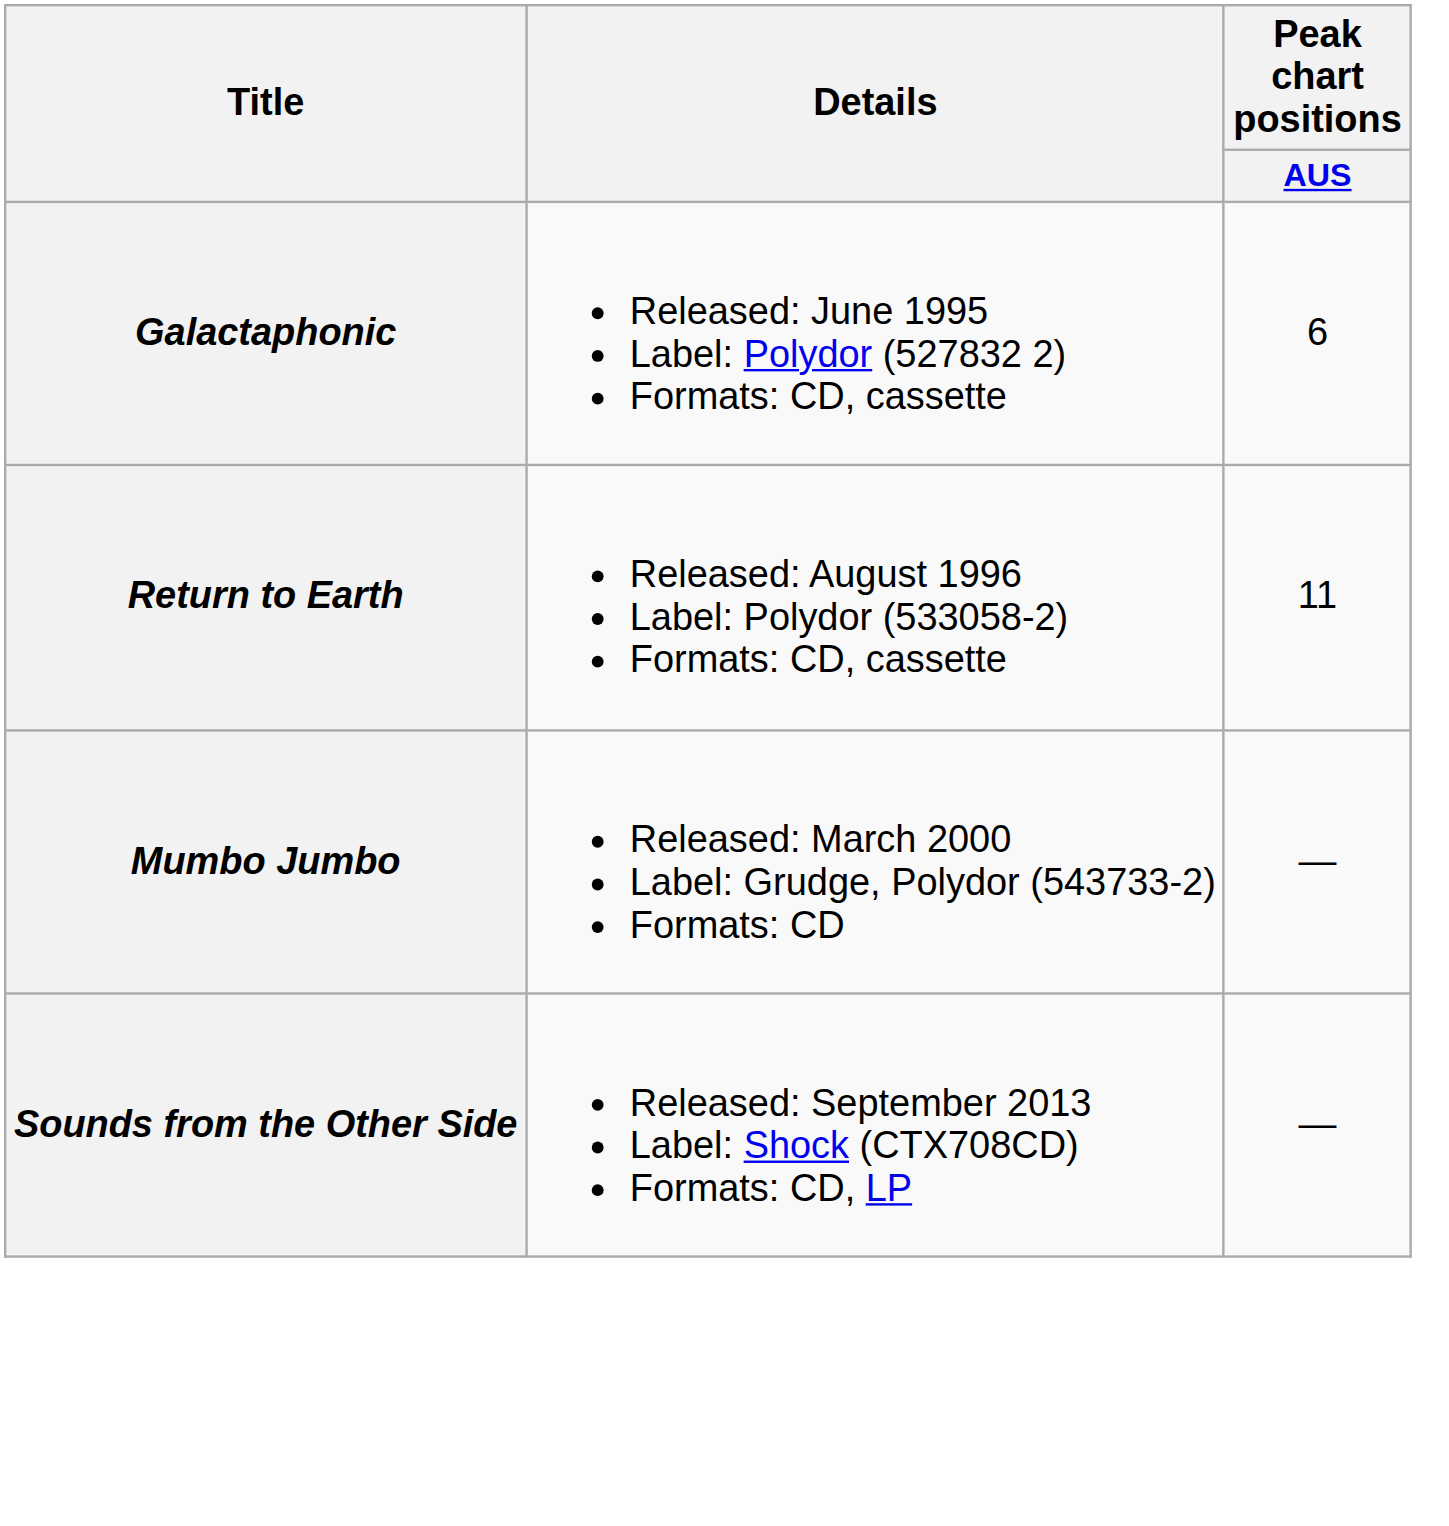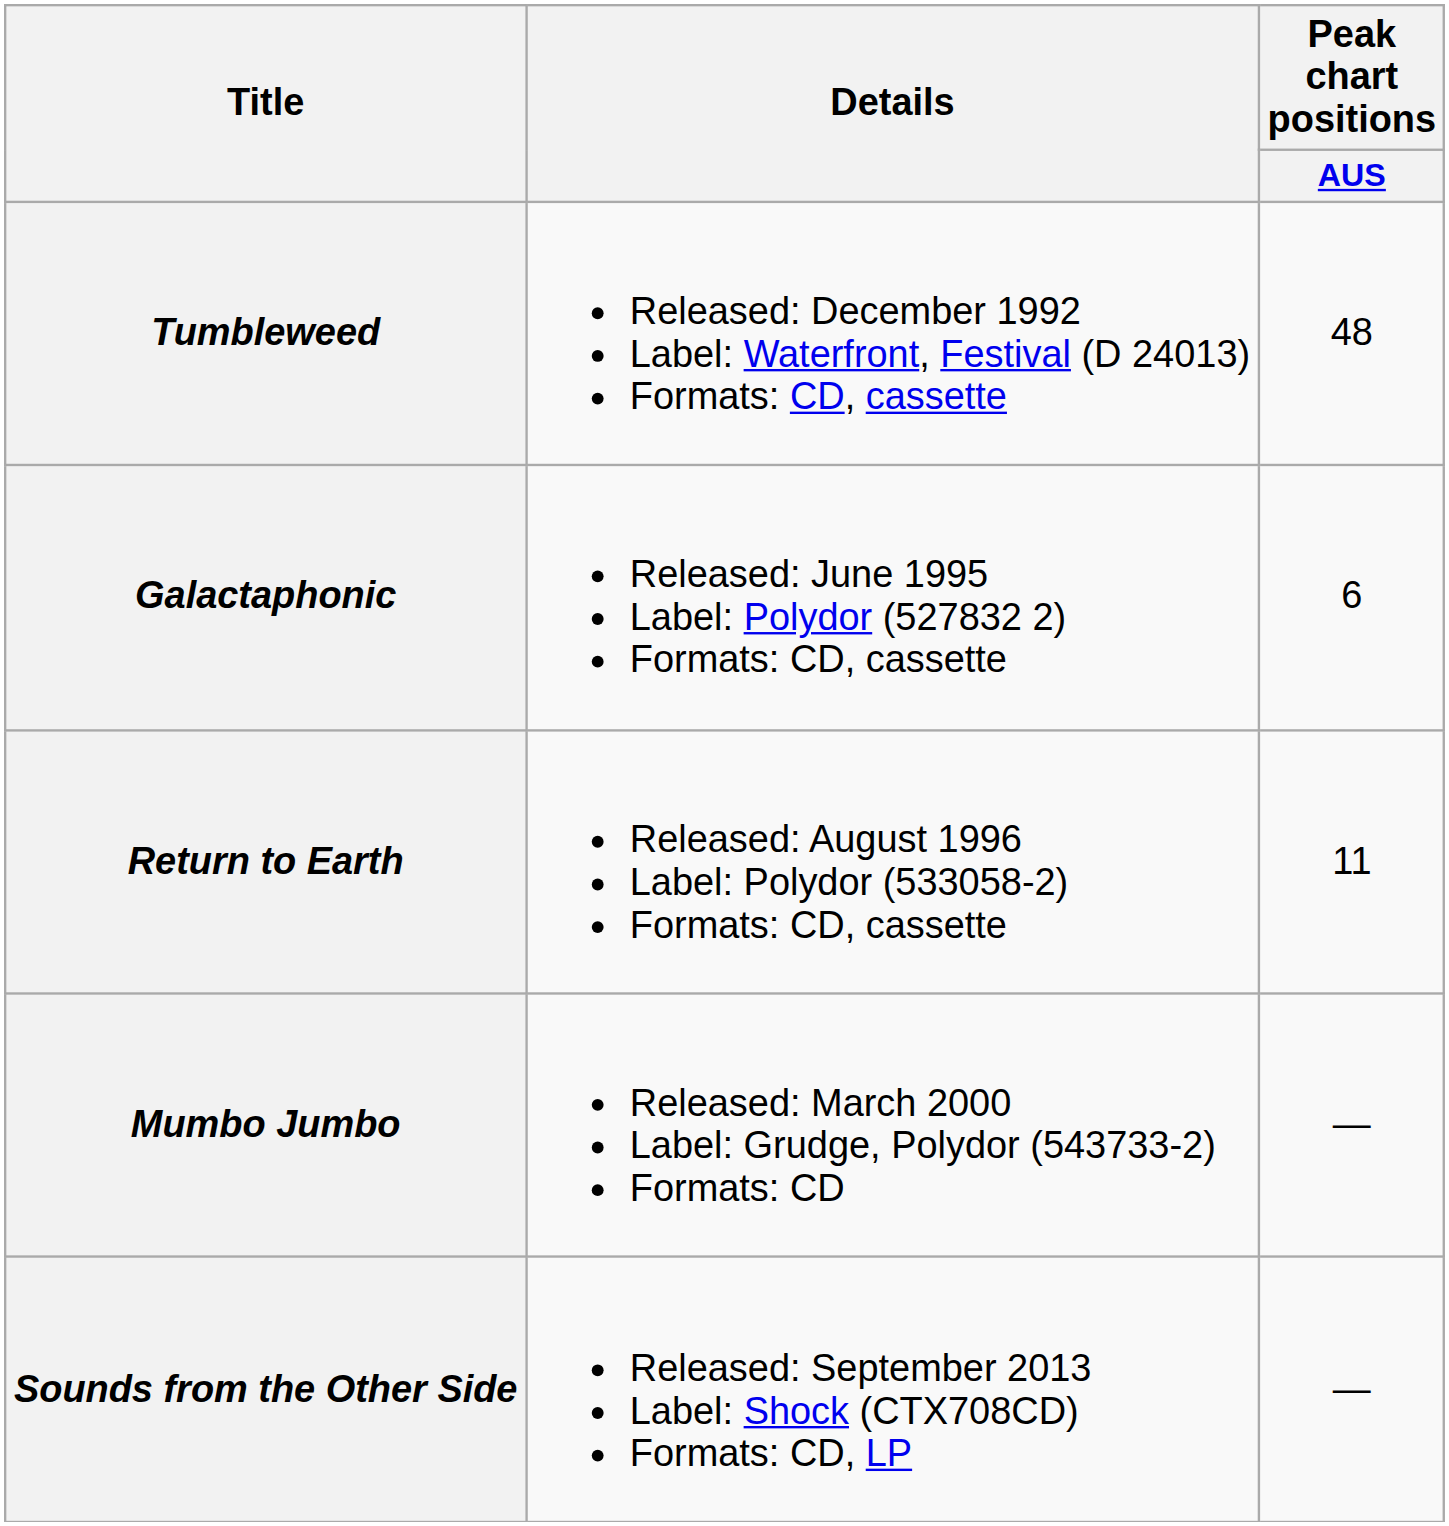+ row: (266, 332)
